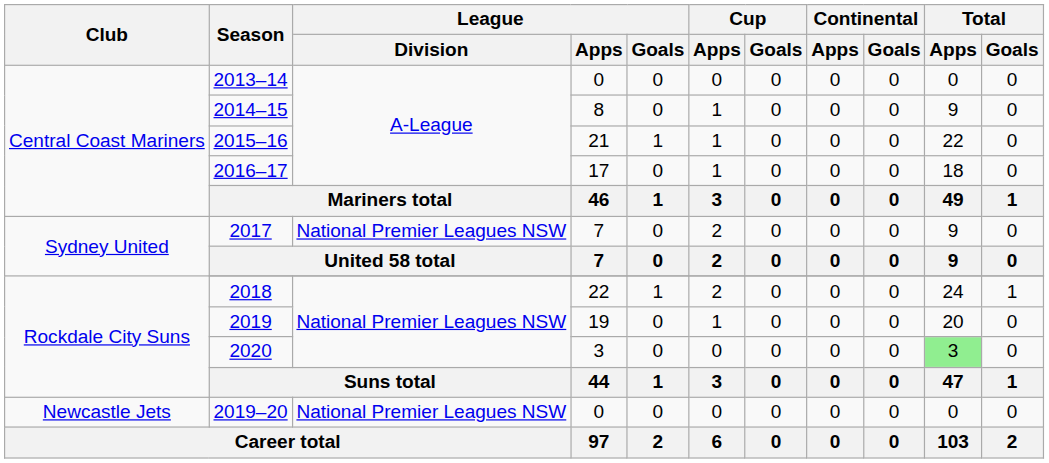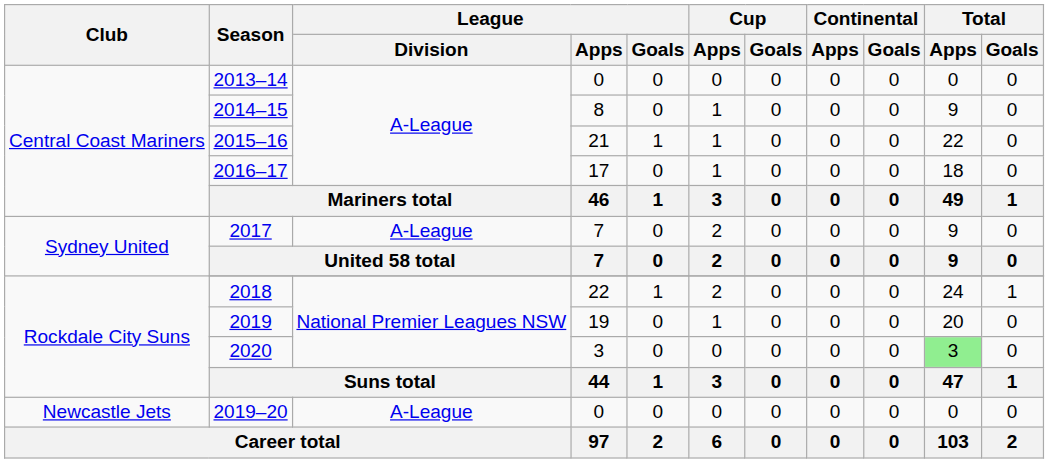(431, 230) National Premier Leagues NSW -> (431, 230) A-League
(431, 412) National Premier Leagues NSW -> (431, 412) A-League
